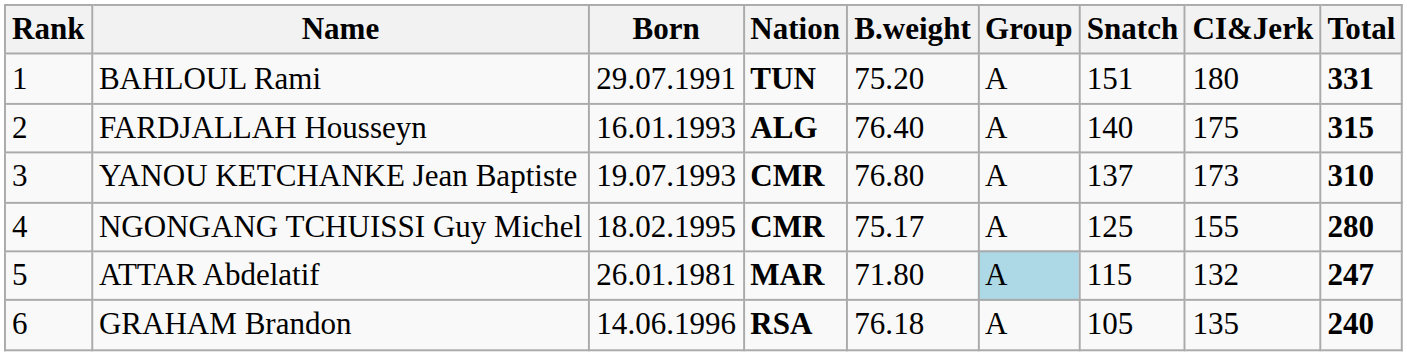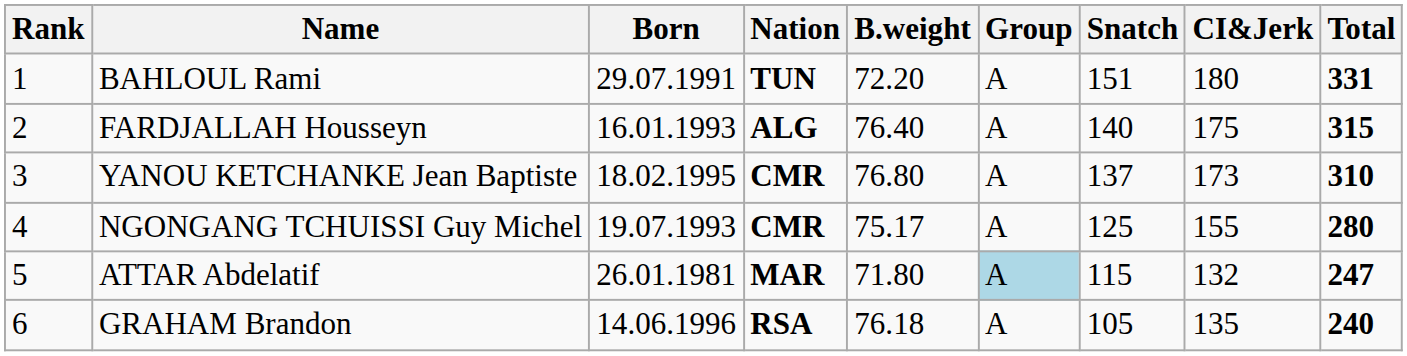(889, 78) 75.20 -> (889, 78) 72.20
(666, 176) 19.07.1993 -> (666, 176) 18.02.1995
(666, 226) 18.02.1995 -> (666, 226) 19.07.1993
